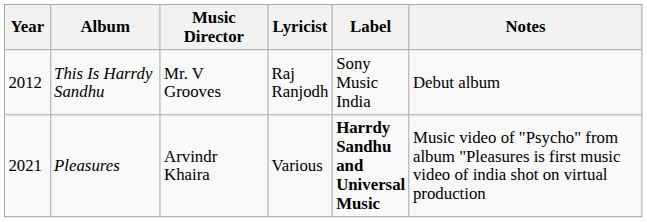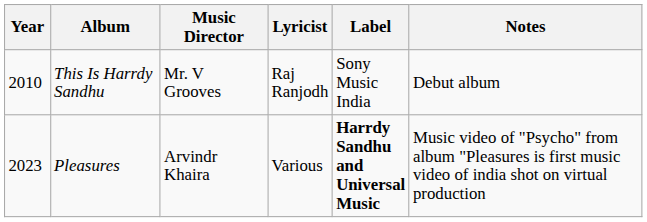(25, 82) 2012 -> (25, 82) 2010
(25, 165) 2021 -> (25, 165) 2023
